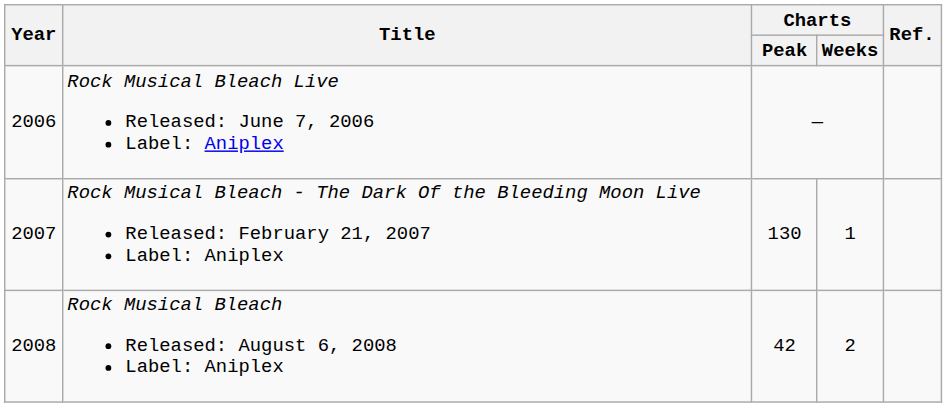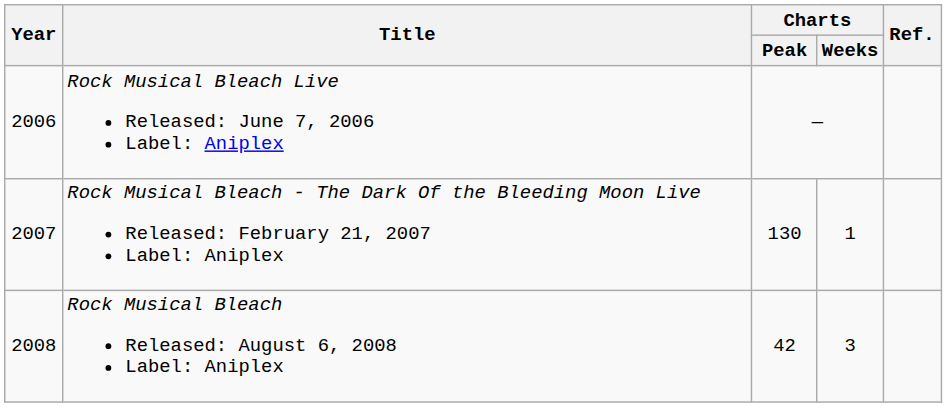(850, 346) 2 -> (850, 346) 3
